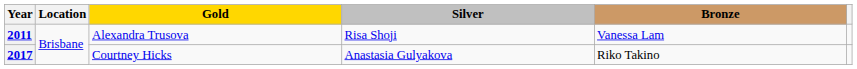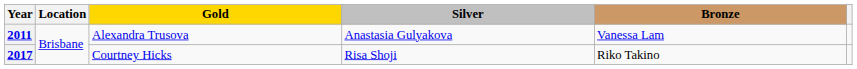(371, 34) Risa Shoji -> (398, 34) Anastasia Gulyakova
(398, 54) Anastasia Gulyakova -> (371, 54) Risa Shoji
